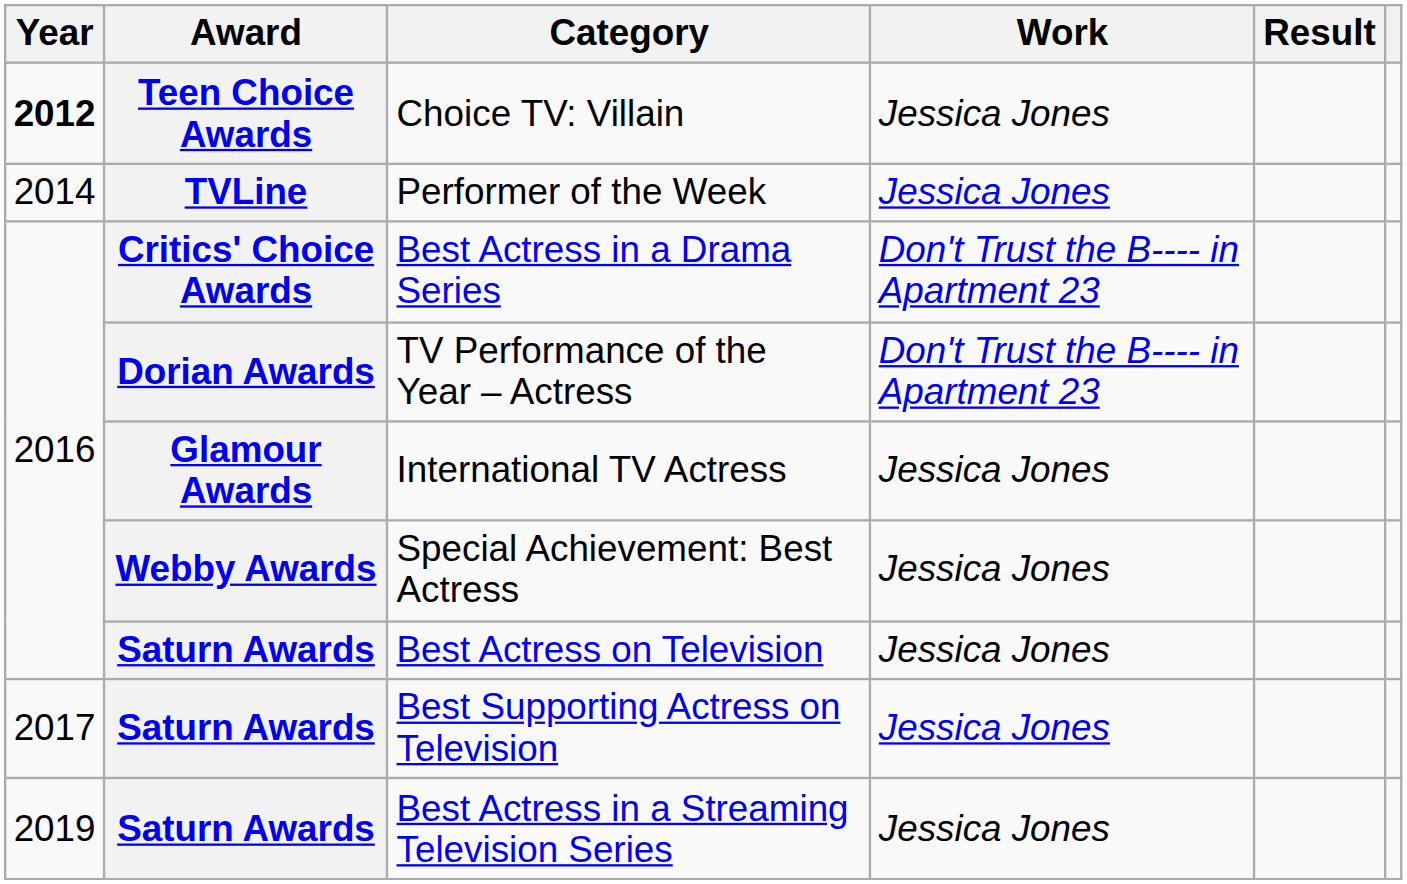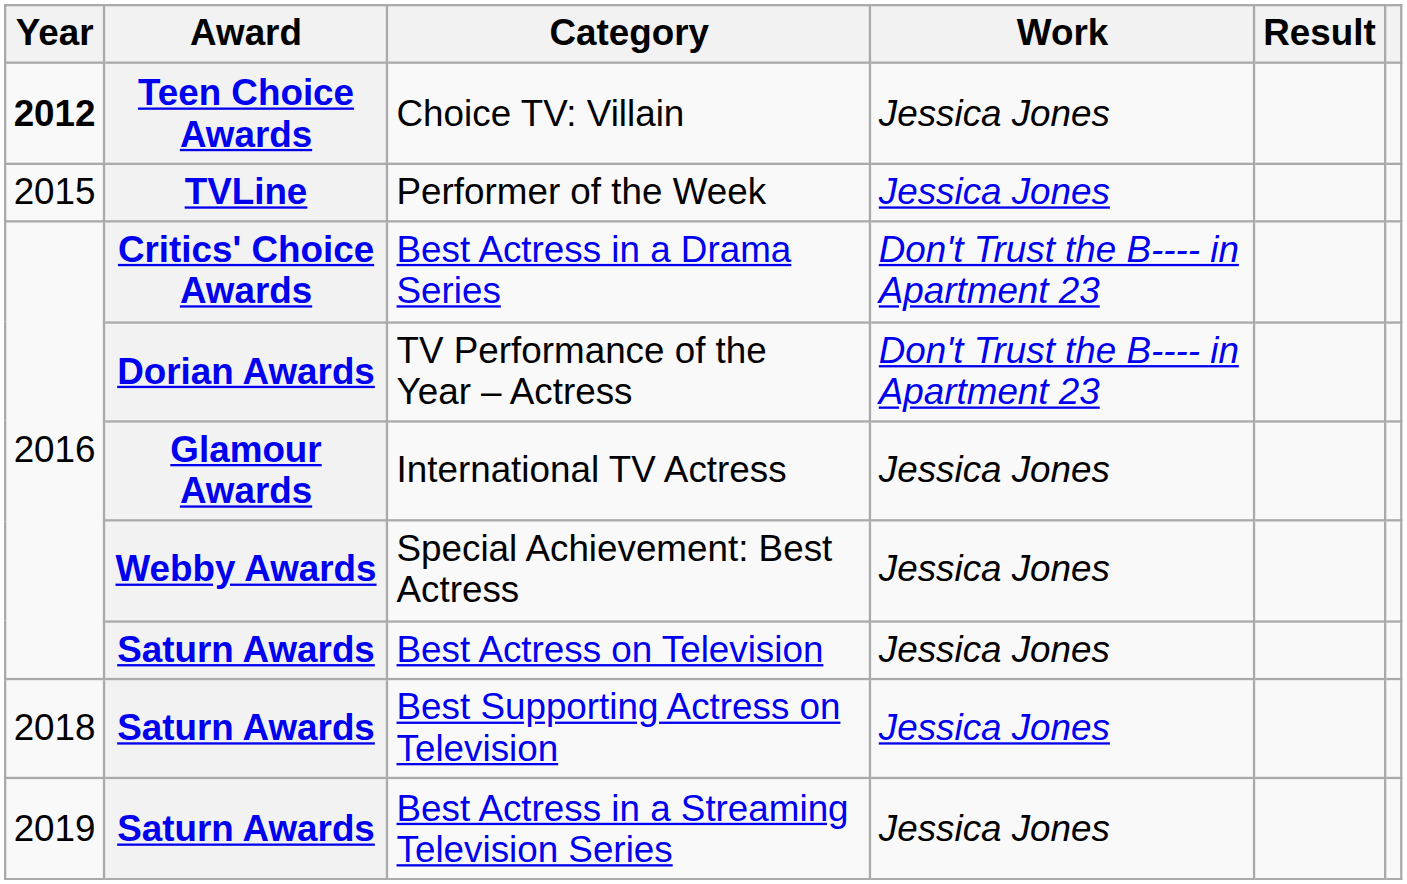(55, 191) 2014 -> (55, 191) 2015
(55, 728) 2017 -> (55, 728) 2018
